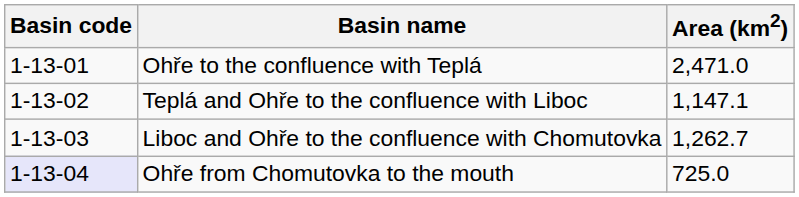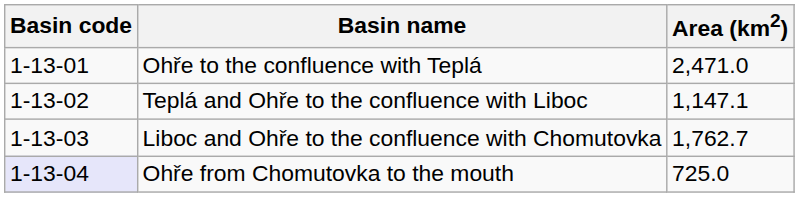(710, 137) 1,262.7 -> (710, 137) 1,762.7
